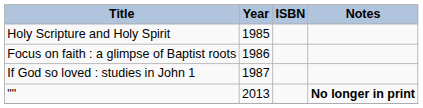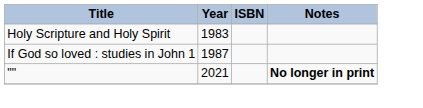(256, 34) 1985 -> (215, 34) 1983
- row: (122, 53)
(256, 93) 2013 -> (215, 73) 2021
